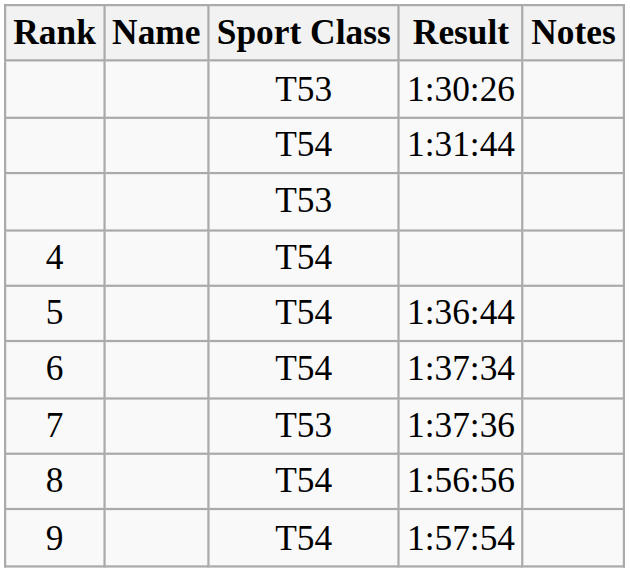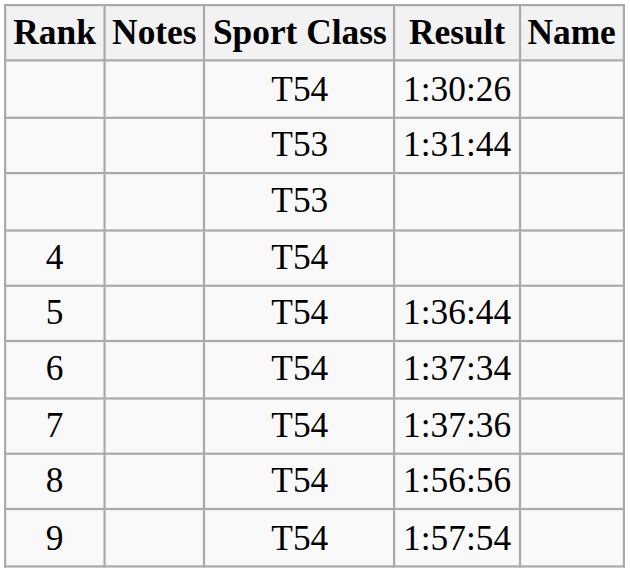columns swapped: (156, 32) <-> (574, 32)
(304, 88) T53 -> (300, 88) T54
(304, 144) T54 -> (300, 144) T53
(304, 425) T53 -> (300, 425) T54
